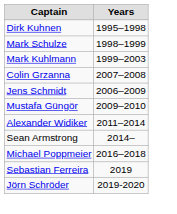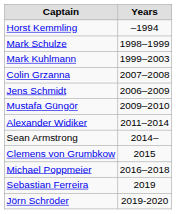+ row: (42, 28)
- row: (34, 28)
+ row: (61, 153)
